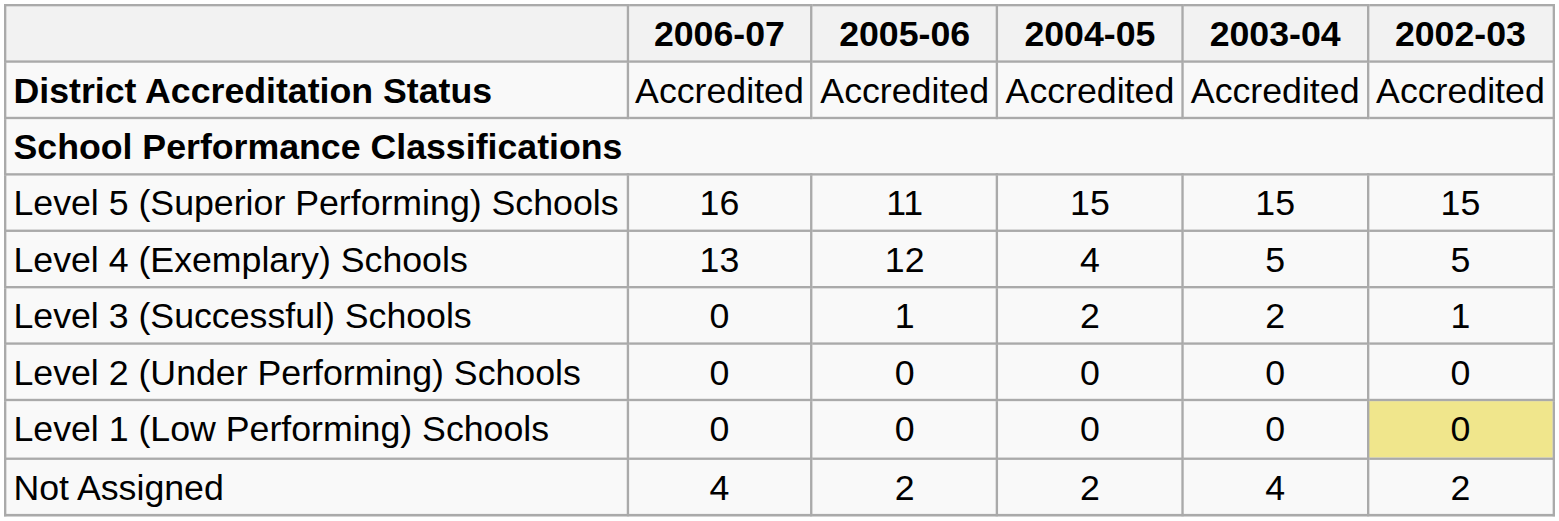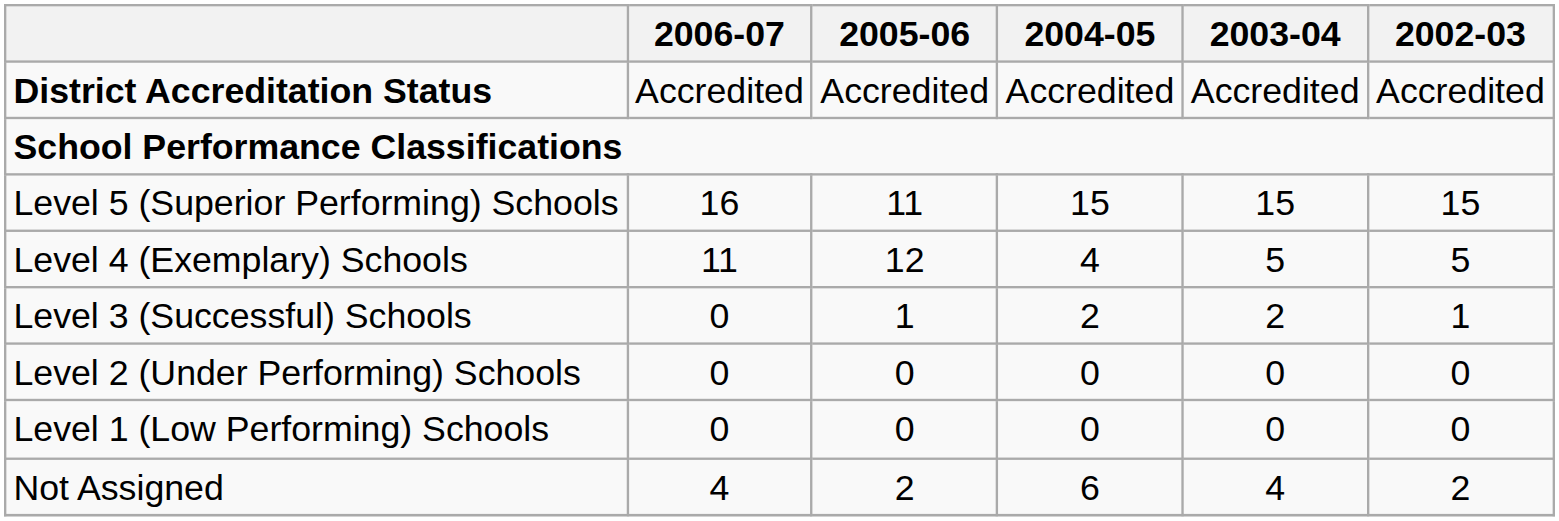(719, 260) 13 -> (719, 260) 11
(1460, 429) khaki background -> (1460, 429) no background
(1090, 486) 2 -> (1090, 486) 6
